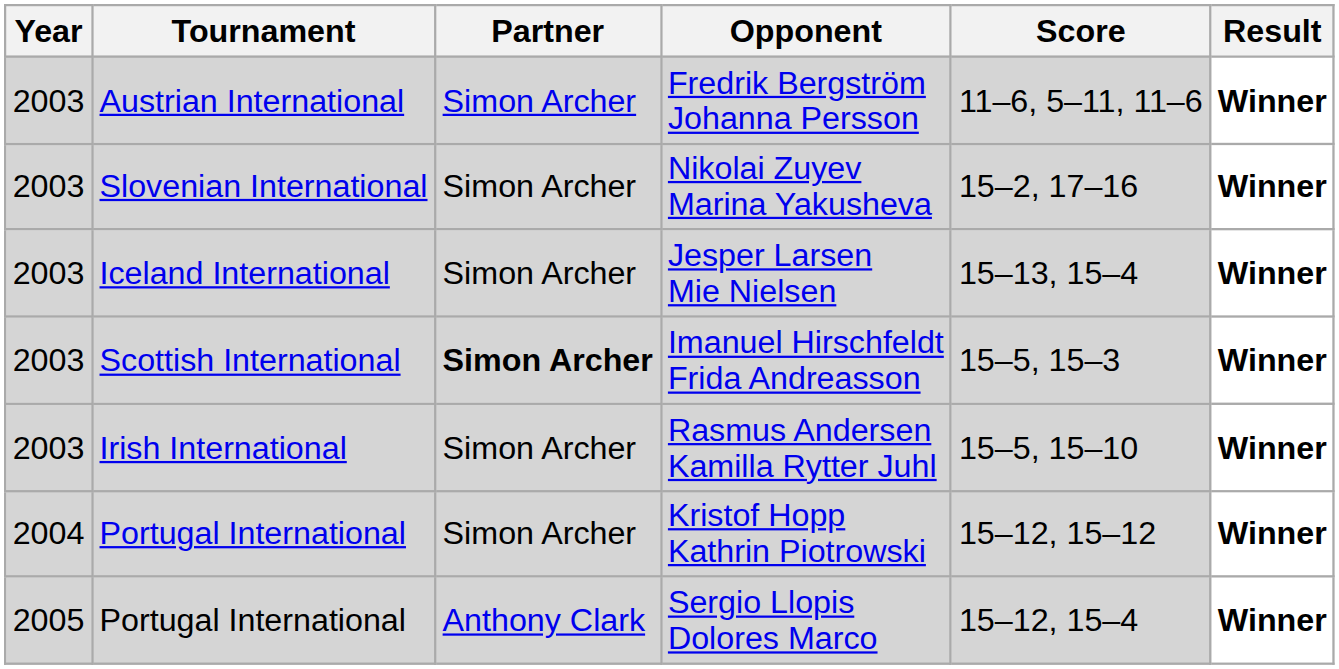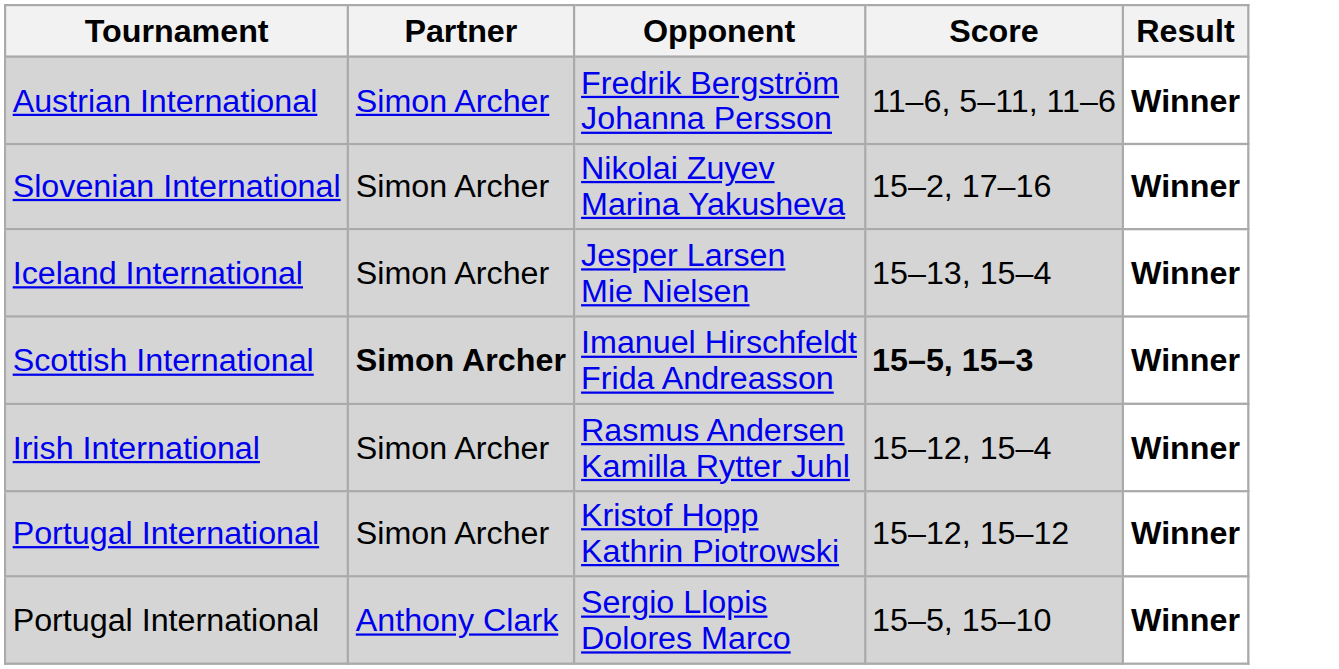- column: (49, 31)
(1040, 360) normal -> (953, 360) bold
(1049, 447) 15–5, 15–10 -> (962, 447) 15–12, 15–4
(1049, 621) 15–12, 15–4 -> (962, 621) 15–5, 15–10
